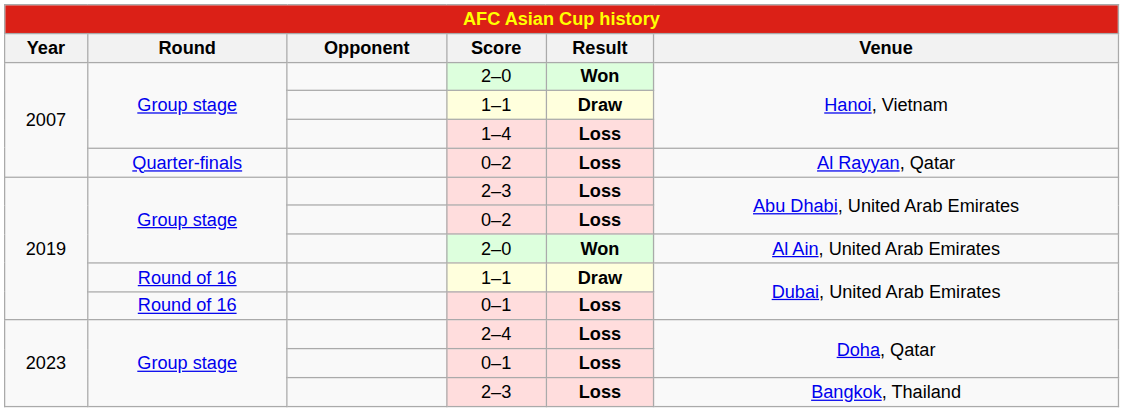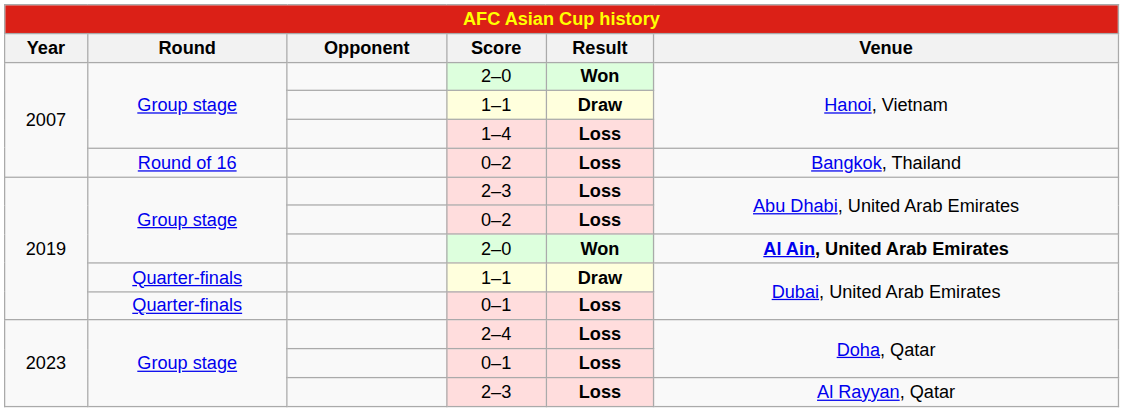(187, 163) Quarter-finals -> (187, 163) Round of 16
(886, 163) Al Rayyan, Qatar -> (886, 163) Bangkok, Thailand
(886, 249) normal -> (886, 249) bold
(187, 277) Round of 16 -> (187, 277) Quarter-finals
(187, 306) Round of 16 -> (187, 306) Quarter-finals
(886, 392) Bangkok, Thailand -> (886, 392) Al Rayyan, Qatar
